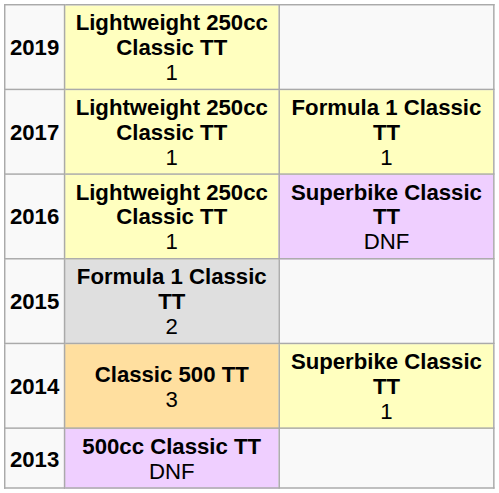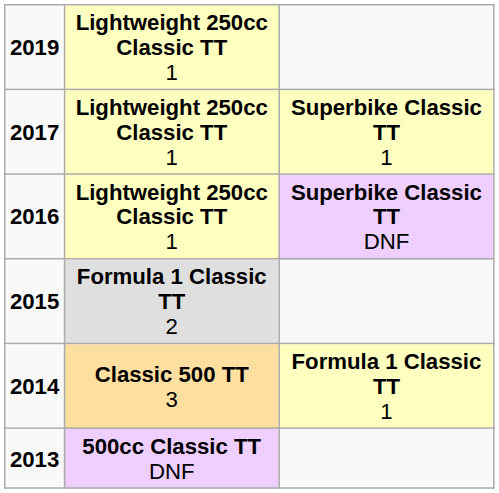(386, 132) Formula 1 Classic TT 1 -> (386, 132) Superbike Classic TT 1
(386, 386) Superbike Classic TT 1 -> (386, 386) Formula 1 Classic TT 1
